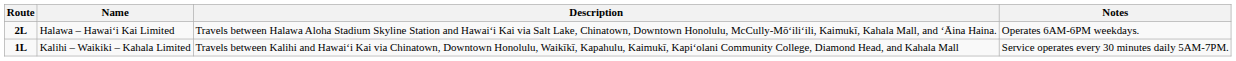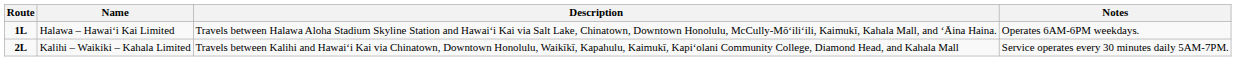(21, 30) 2L -> (21, 30) 1L
(21, 47) 1L -> (21, 47) 2L
